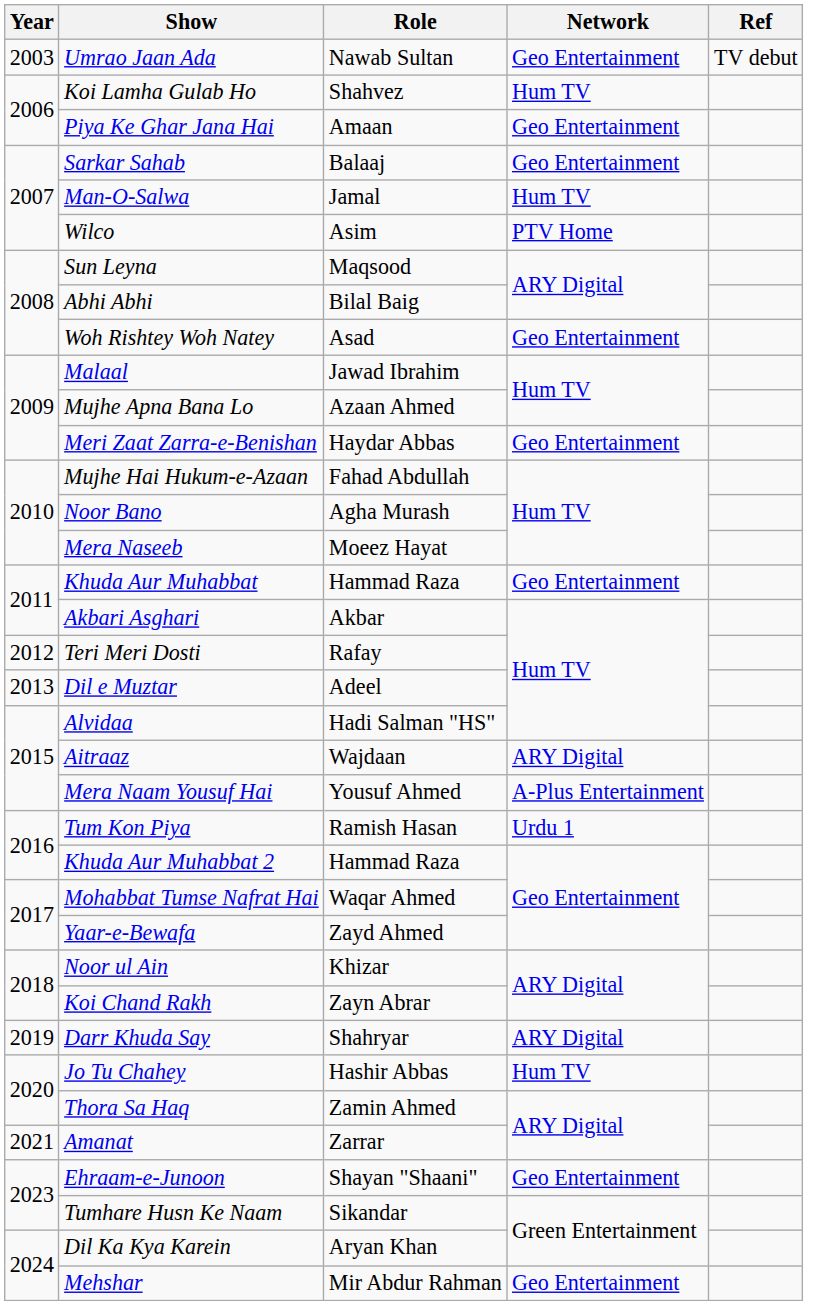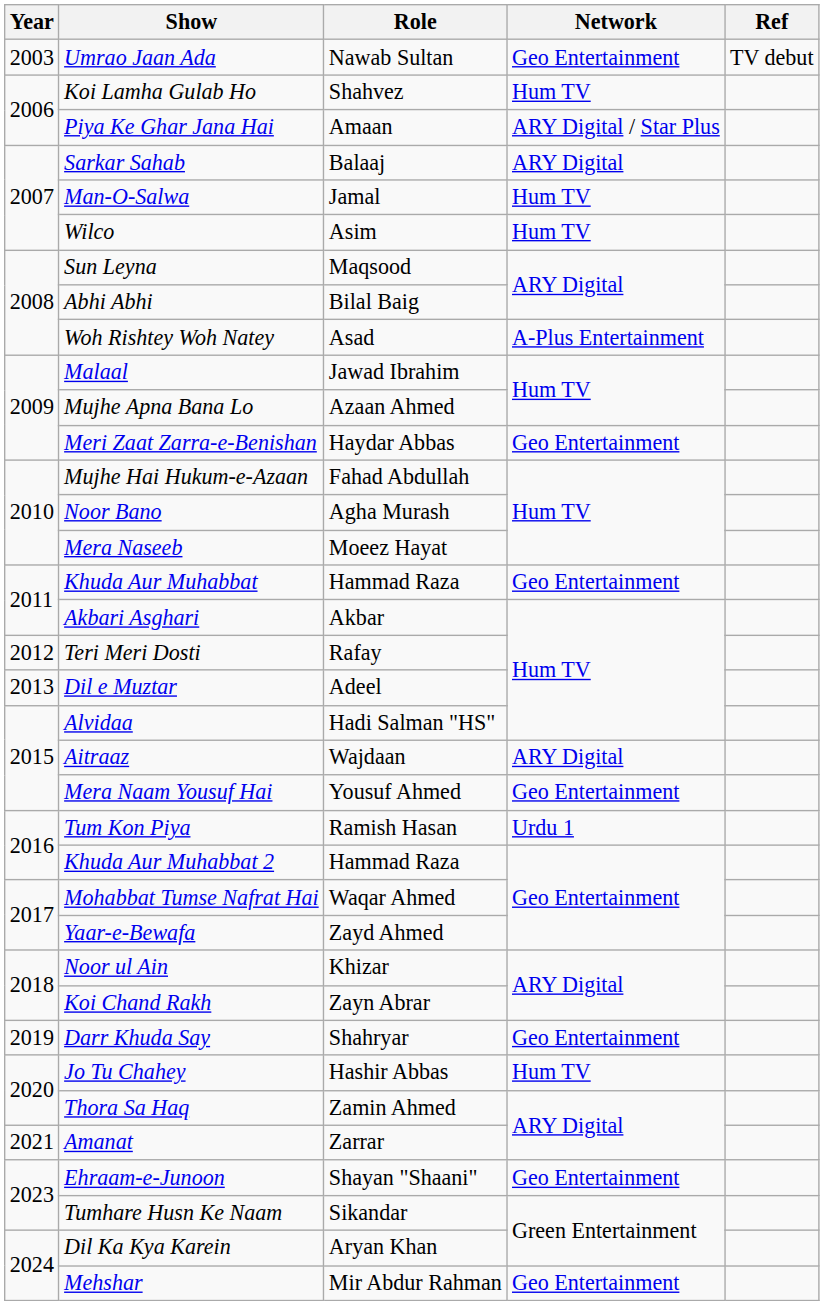(596, 127) Geo Entertainment -> (616, 127) ARY Digital / Star Plus
(596, 162) Geo Entertainment -> (568, 162) ARY Digital
(562, 232) PTV Home -> (551, 232) Hum TV
(596, 337) Geo Entertainment -> (608, 337) A-Plus Entertainment
(608, 792) A-Plus Entertainment -> (596, 792) Geo Entertainment
(568, 1037) ARY Digital -> (596, 1037) Geo Entertainment
